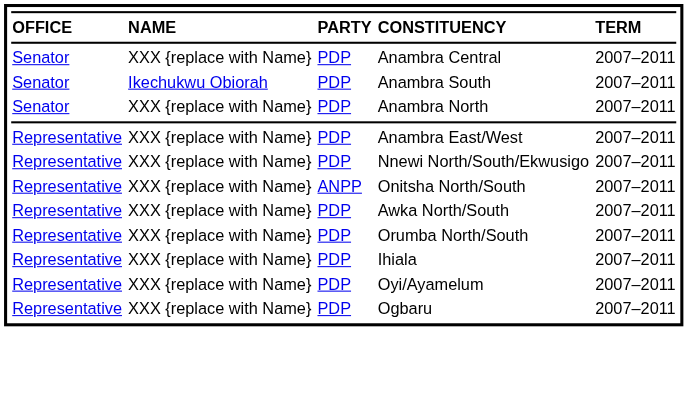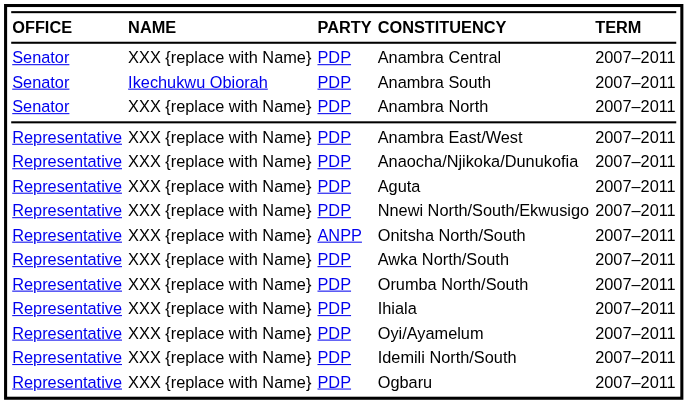+ row: (67, 162)
+ row: (67, 186)
+ row: (67, 357)
